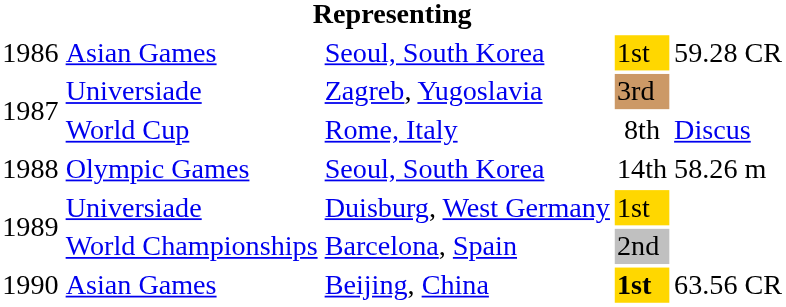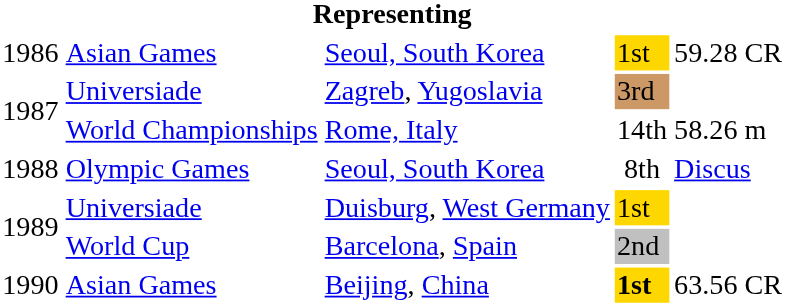(127, 129) World Cup -> (192, 129) World Championships
(642, 129) 8th -> (642, 129) 14th
(712, 129) Discus -> (720, 129) 58.26 m
(642, 168) 14th -> (642, 168) 8th
(720, 168) 58.26 m -> (712, 168) Discus
(192, 246) World Championships -> (127, 246) World Cup
